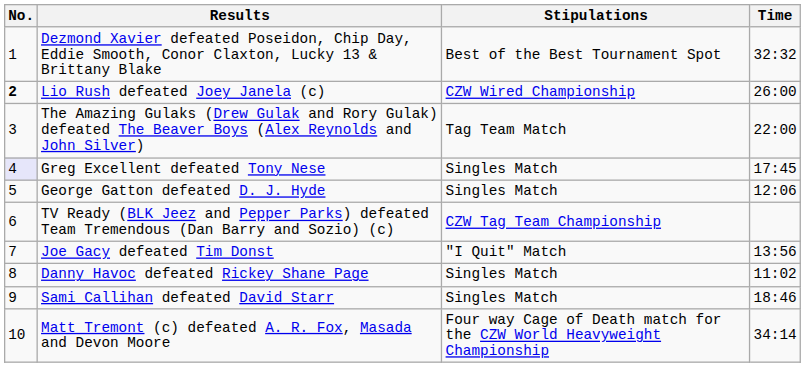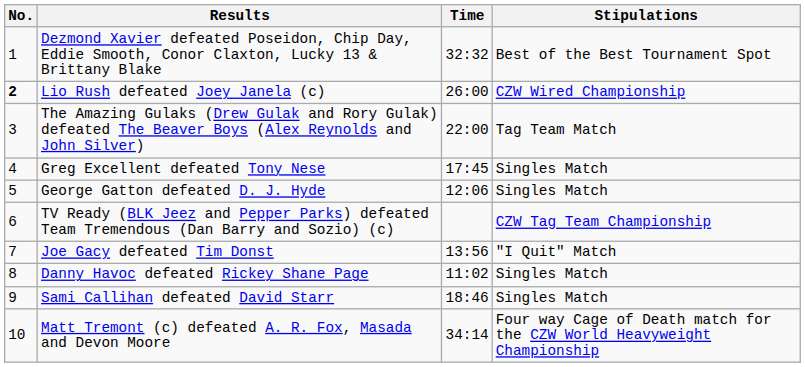columns swapped: (596, 16) <-> (775, 16)
(12, 169) lavender background -> (12, 169) no background
